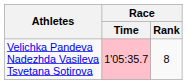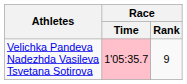(167, 59) 8 -> (167, 59) 9
